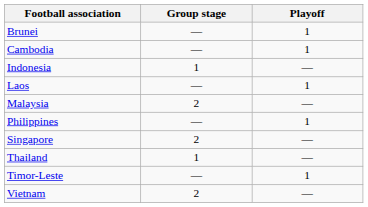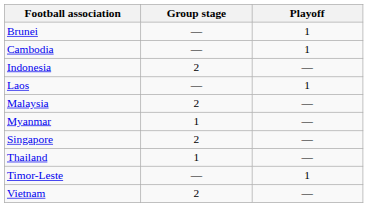(196, 67) 1 -> (196, 67) 2
+ row: (29, 121)
- row: (33, 121)
